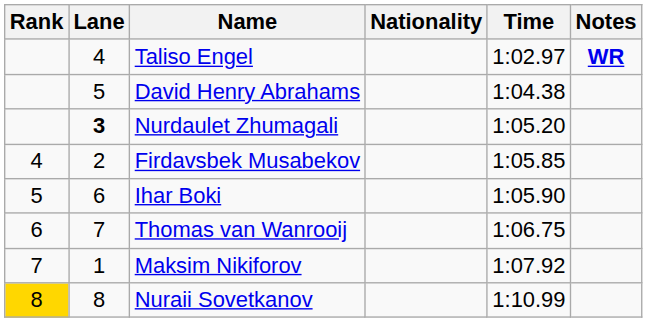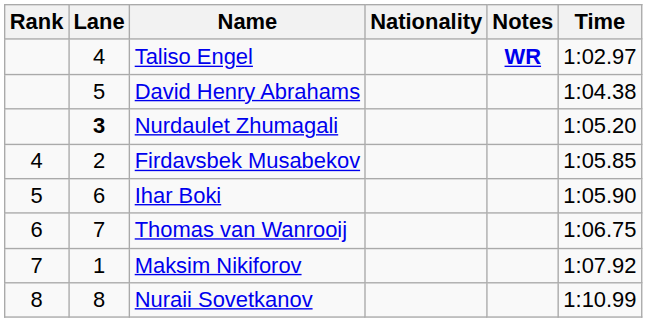columns swapped: (529, 21) <-> (606, 21)
(37, 299) gold background -> (37, 299) no background
